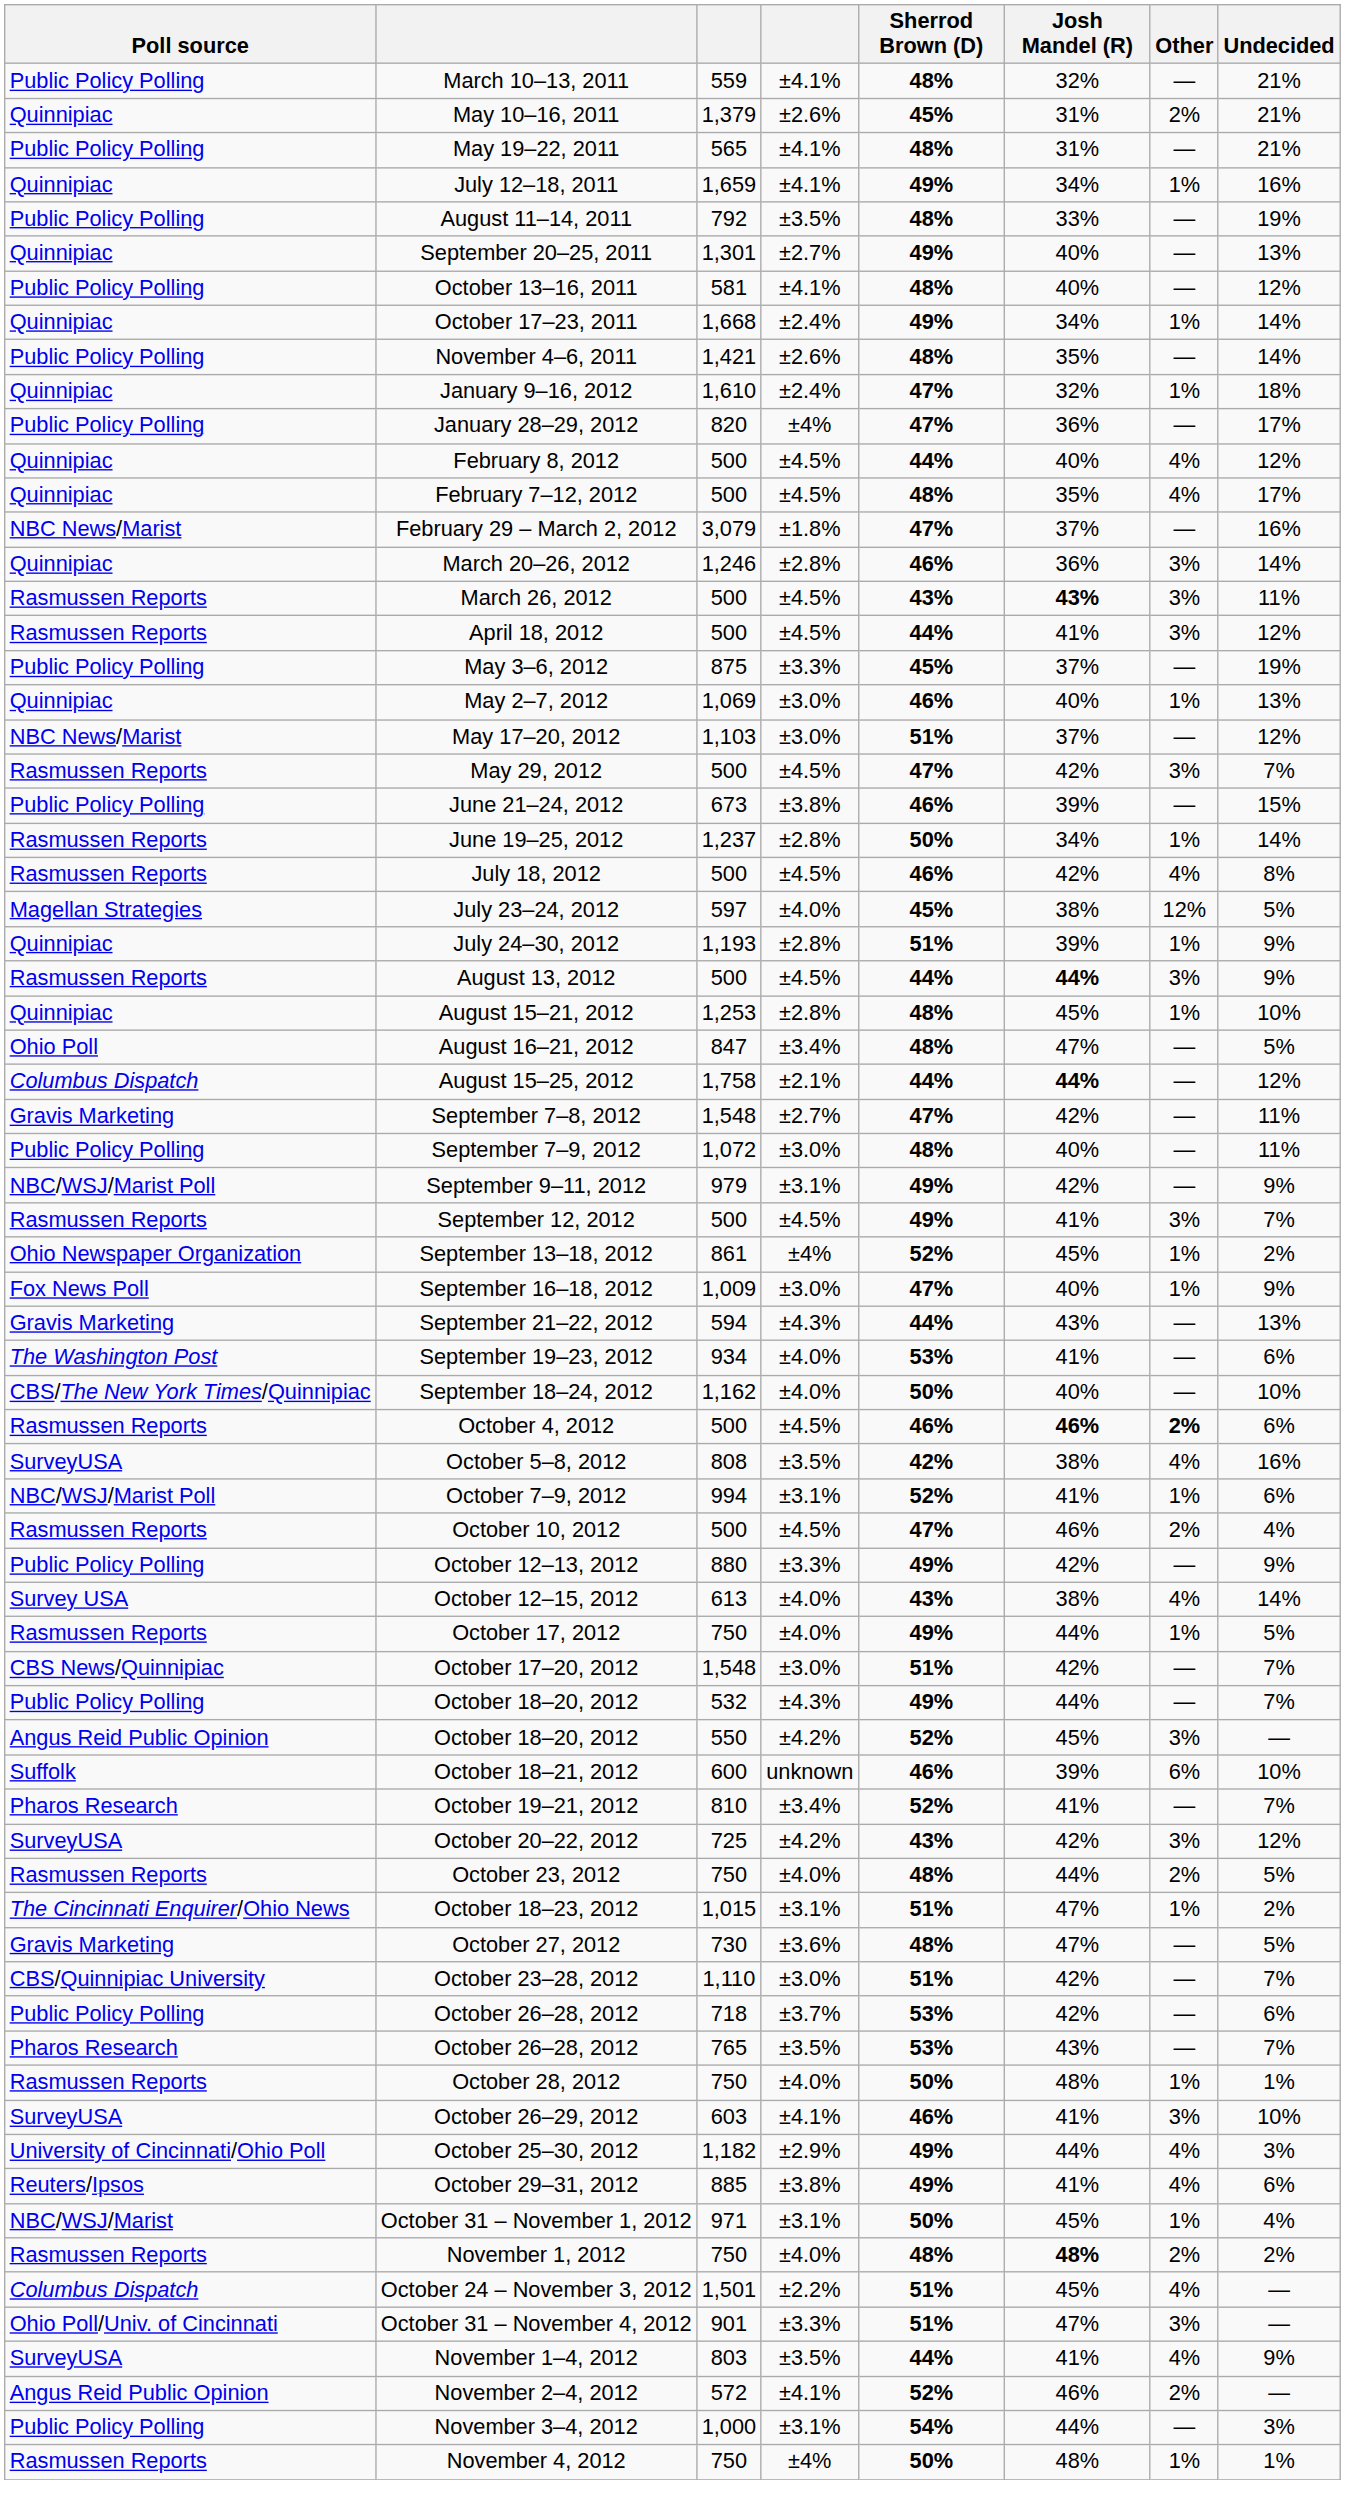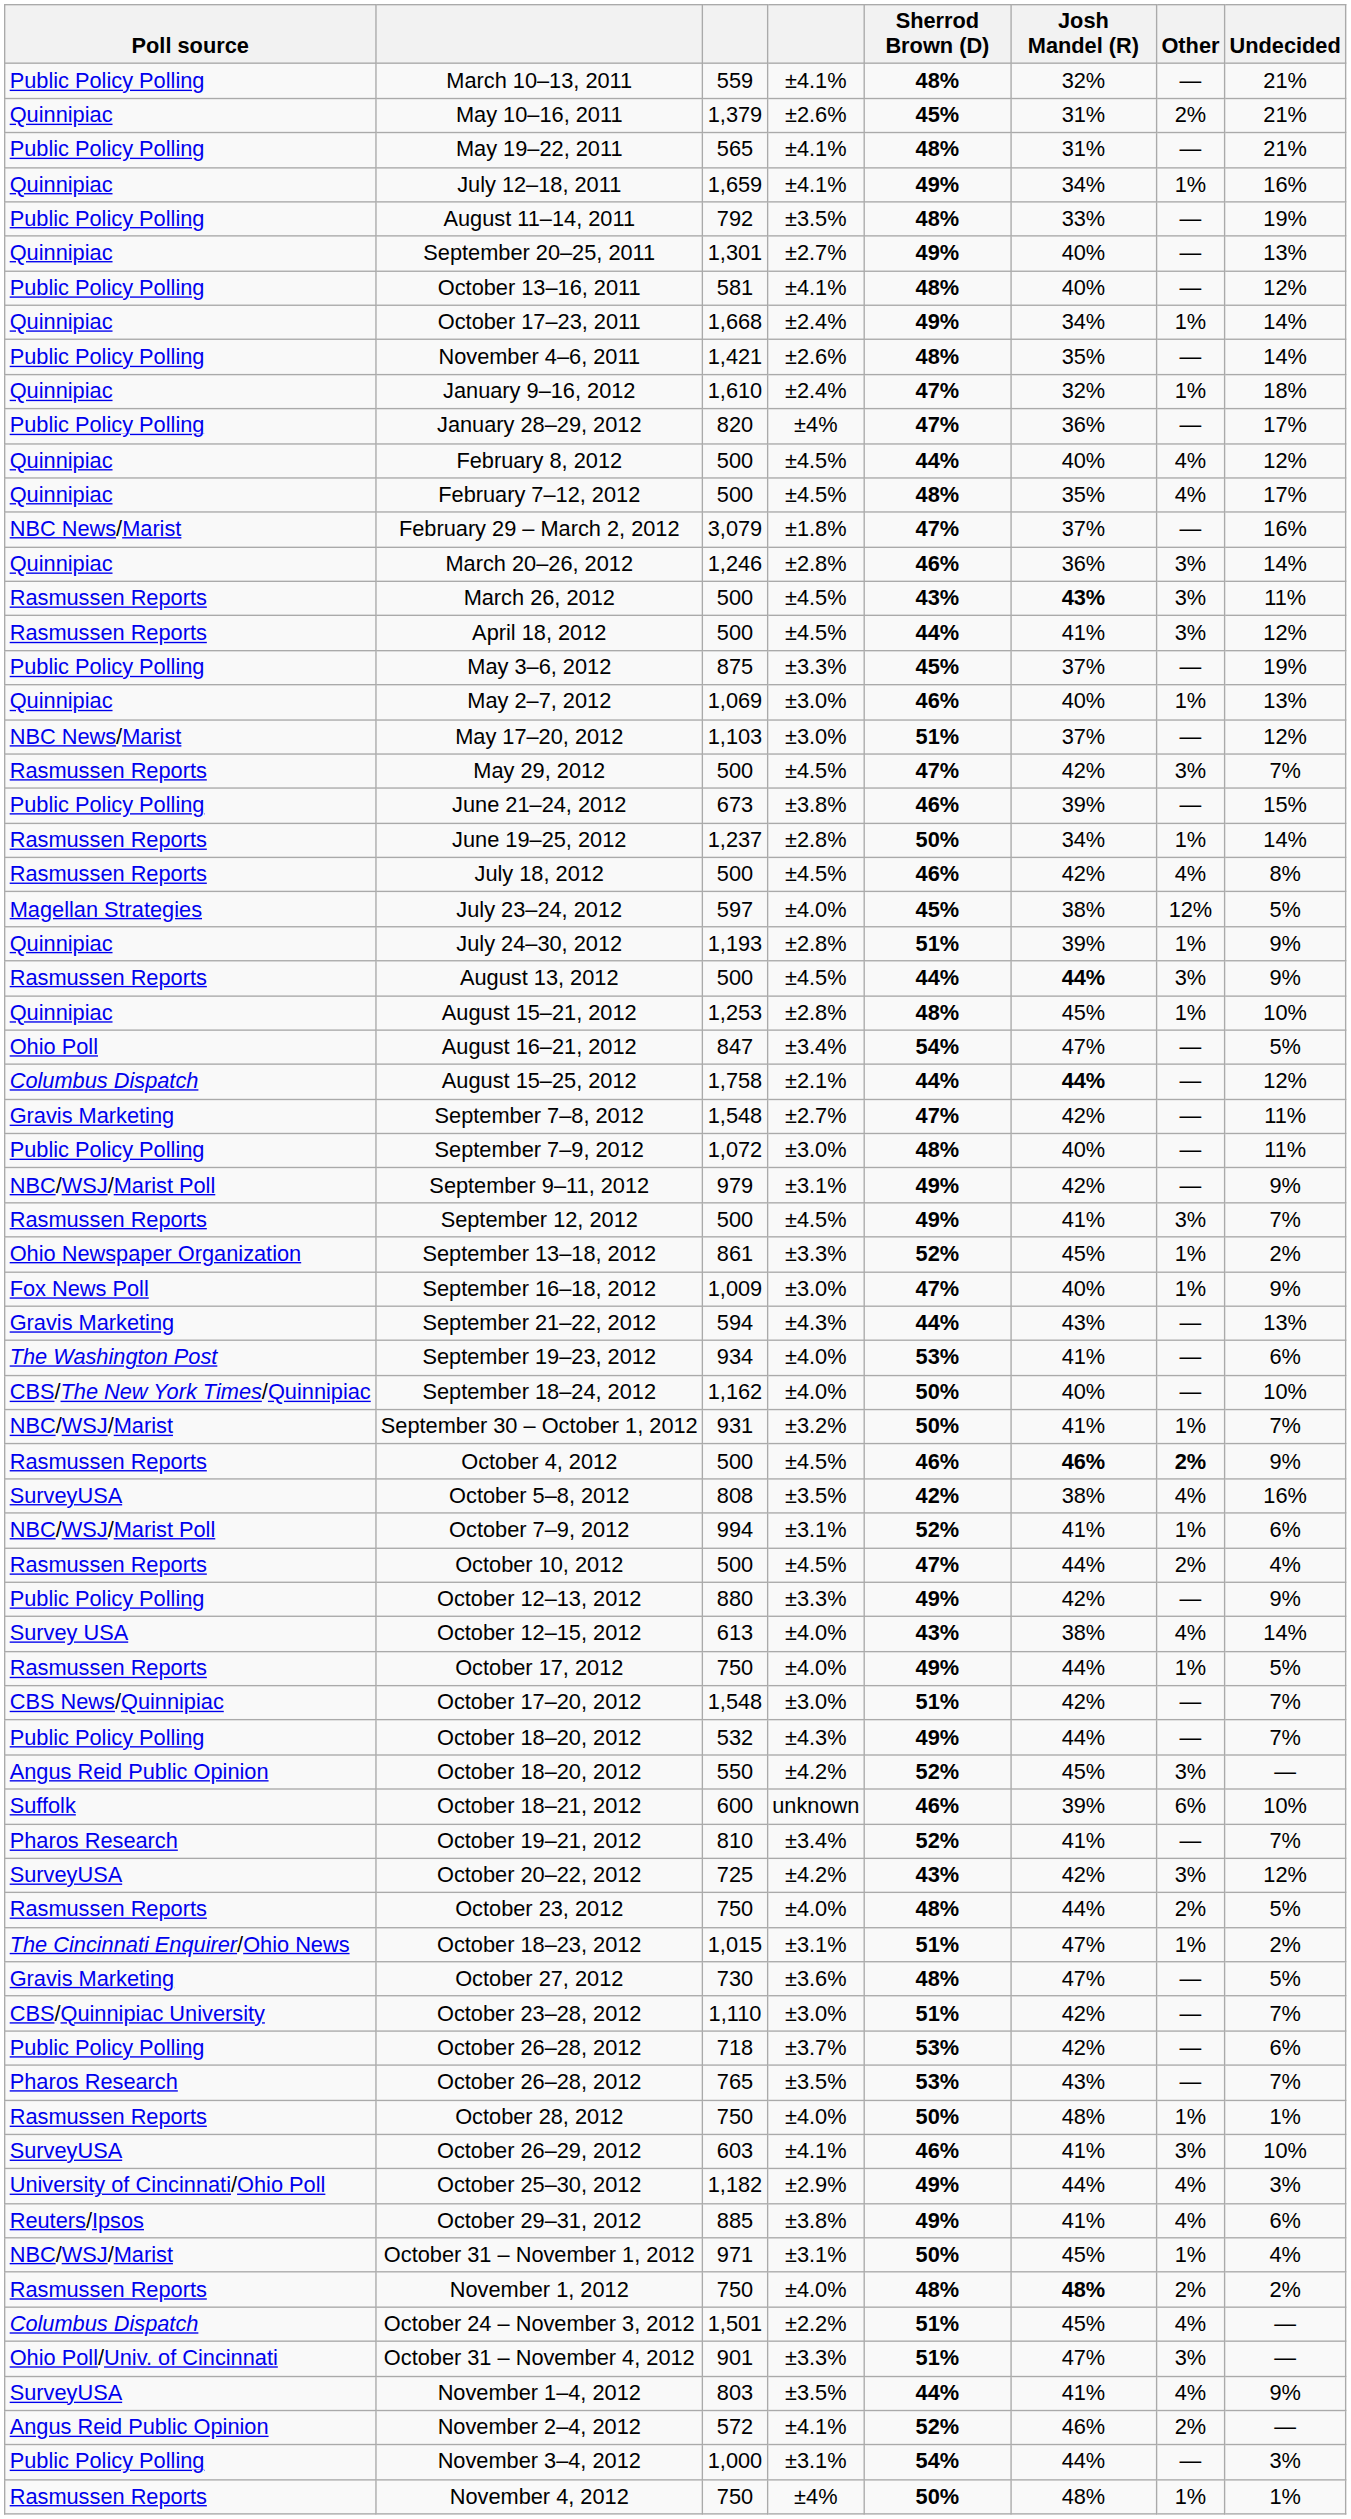(931, 1047) 48% -> (937, 1047) 54%
(810, 1254) ±4% -> (816, 1254) ±3.3%
+ row: (539, 1426)
(1279, 1426) 6% -> (1285, 1461) 9%
(1077, 1530) 46% -> (1083, 1564) 44%
